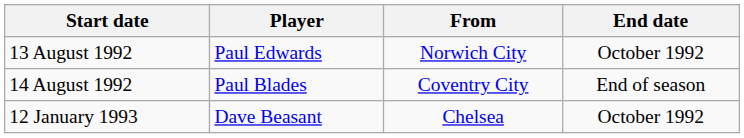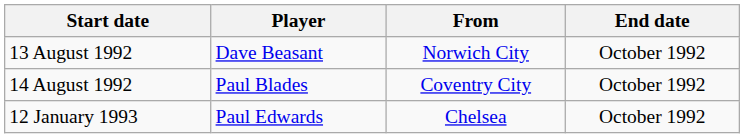(268, 52) Paul Edwards -> (269, 52) Dave Beasant
(651, 84) End of season -> (652, 84) October 1992
(268, 116) Dave Beasant -> (269, 116) Paul Edwards
